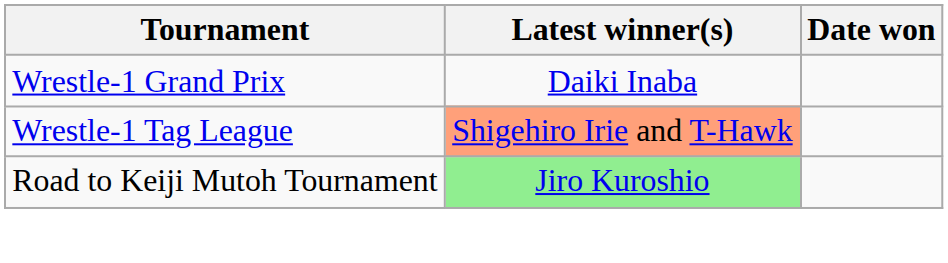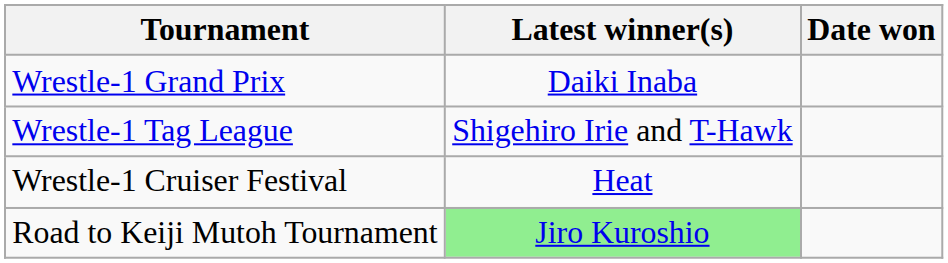(622, 130) lightsalmon background -> (622, 130) no background
+ row: (180, 181)
